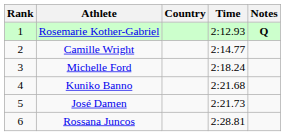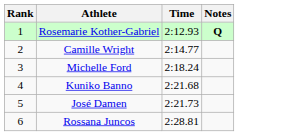- column: (185, 13)
